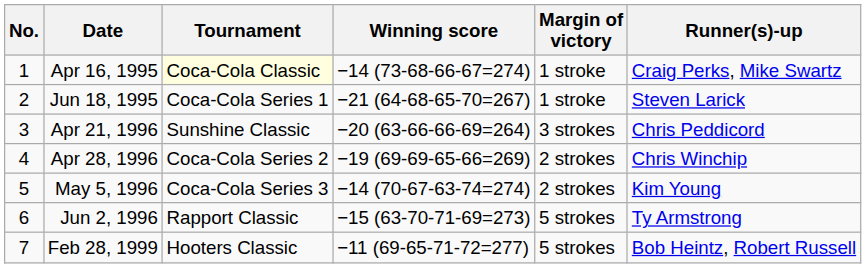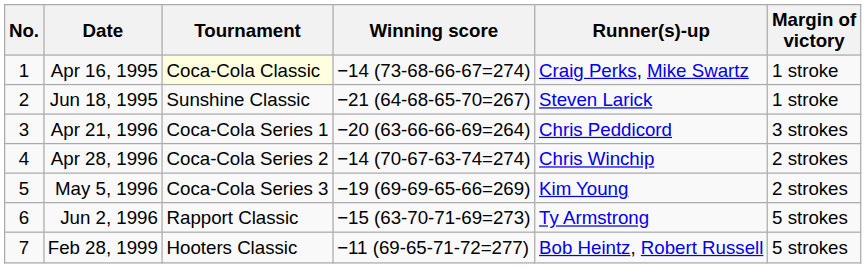columns swapped: (581, 30) <-> (744, 30)
(248, 100) Coca-Cola Series 1 -> (238, 100) Sunshine Classic
(238, 129) Sunshine Classic -> (248, 129) Coca-Cola Series 1
(434, 159) −19 (69-69-65-66=269) -> (434, 159) −14 (70-67-63-74=274)
(434, 188) −14 (70-67-63-74=274) -> (434, 188) −19 (69-69-65-66=269)
